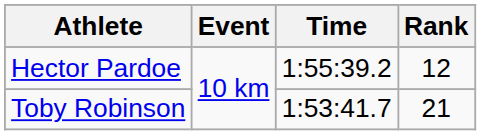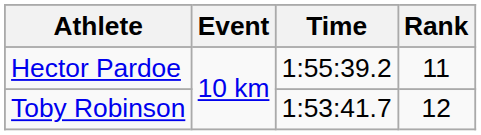(436, 68) 12 -> (436, 68) 11
(436, 109) 21 -> (436, 109) 12
